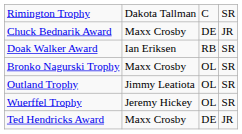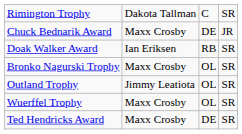(158, 102) Jeremy Hickey -> (155, 102) Maxx Crosby
(227, 119) JR -> (228, 119) SR
